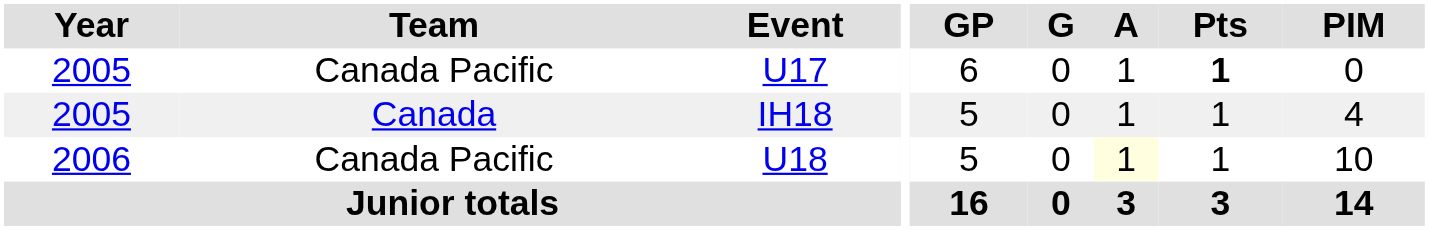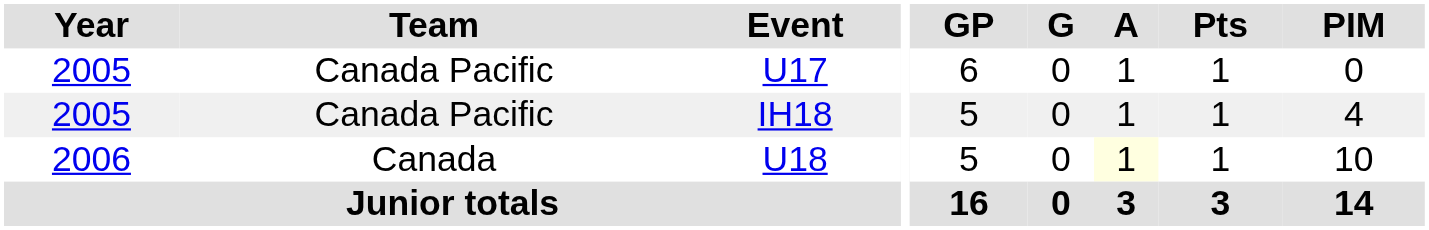(1220, 69) bold -> (1220, 69) normal
(434, 114) Canada -> (434, 114) Canada Pacific
(434, 158) Canada Pacific -> (434, 158) Canada
